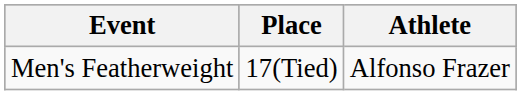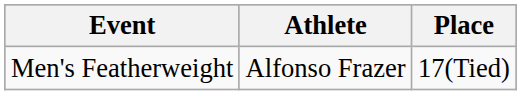columns swapped: (430, 25) <-> (292, 25)
